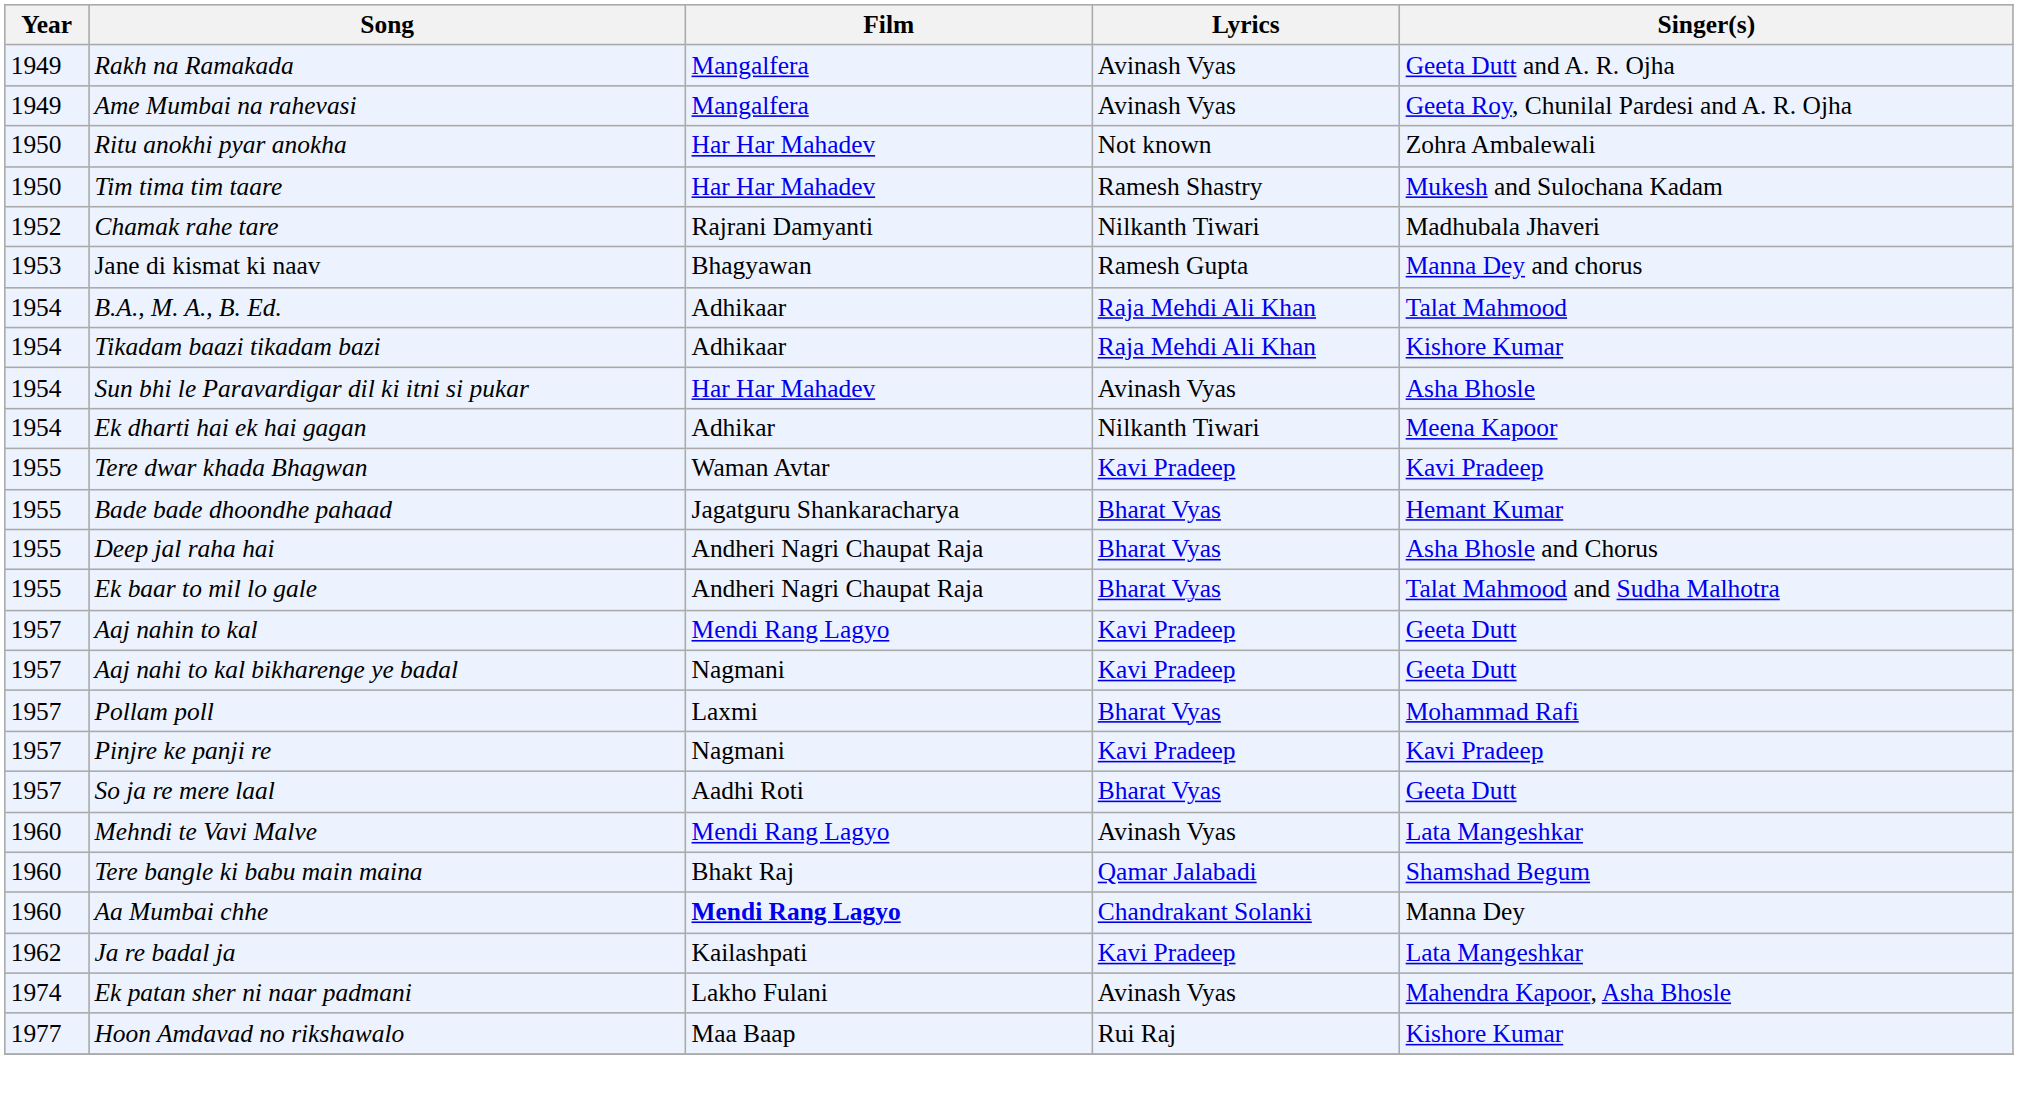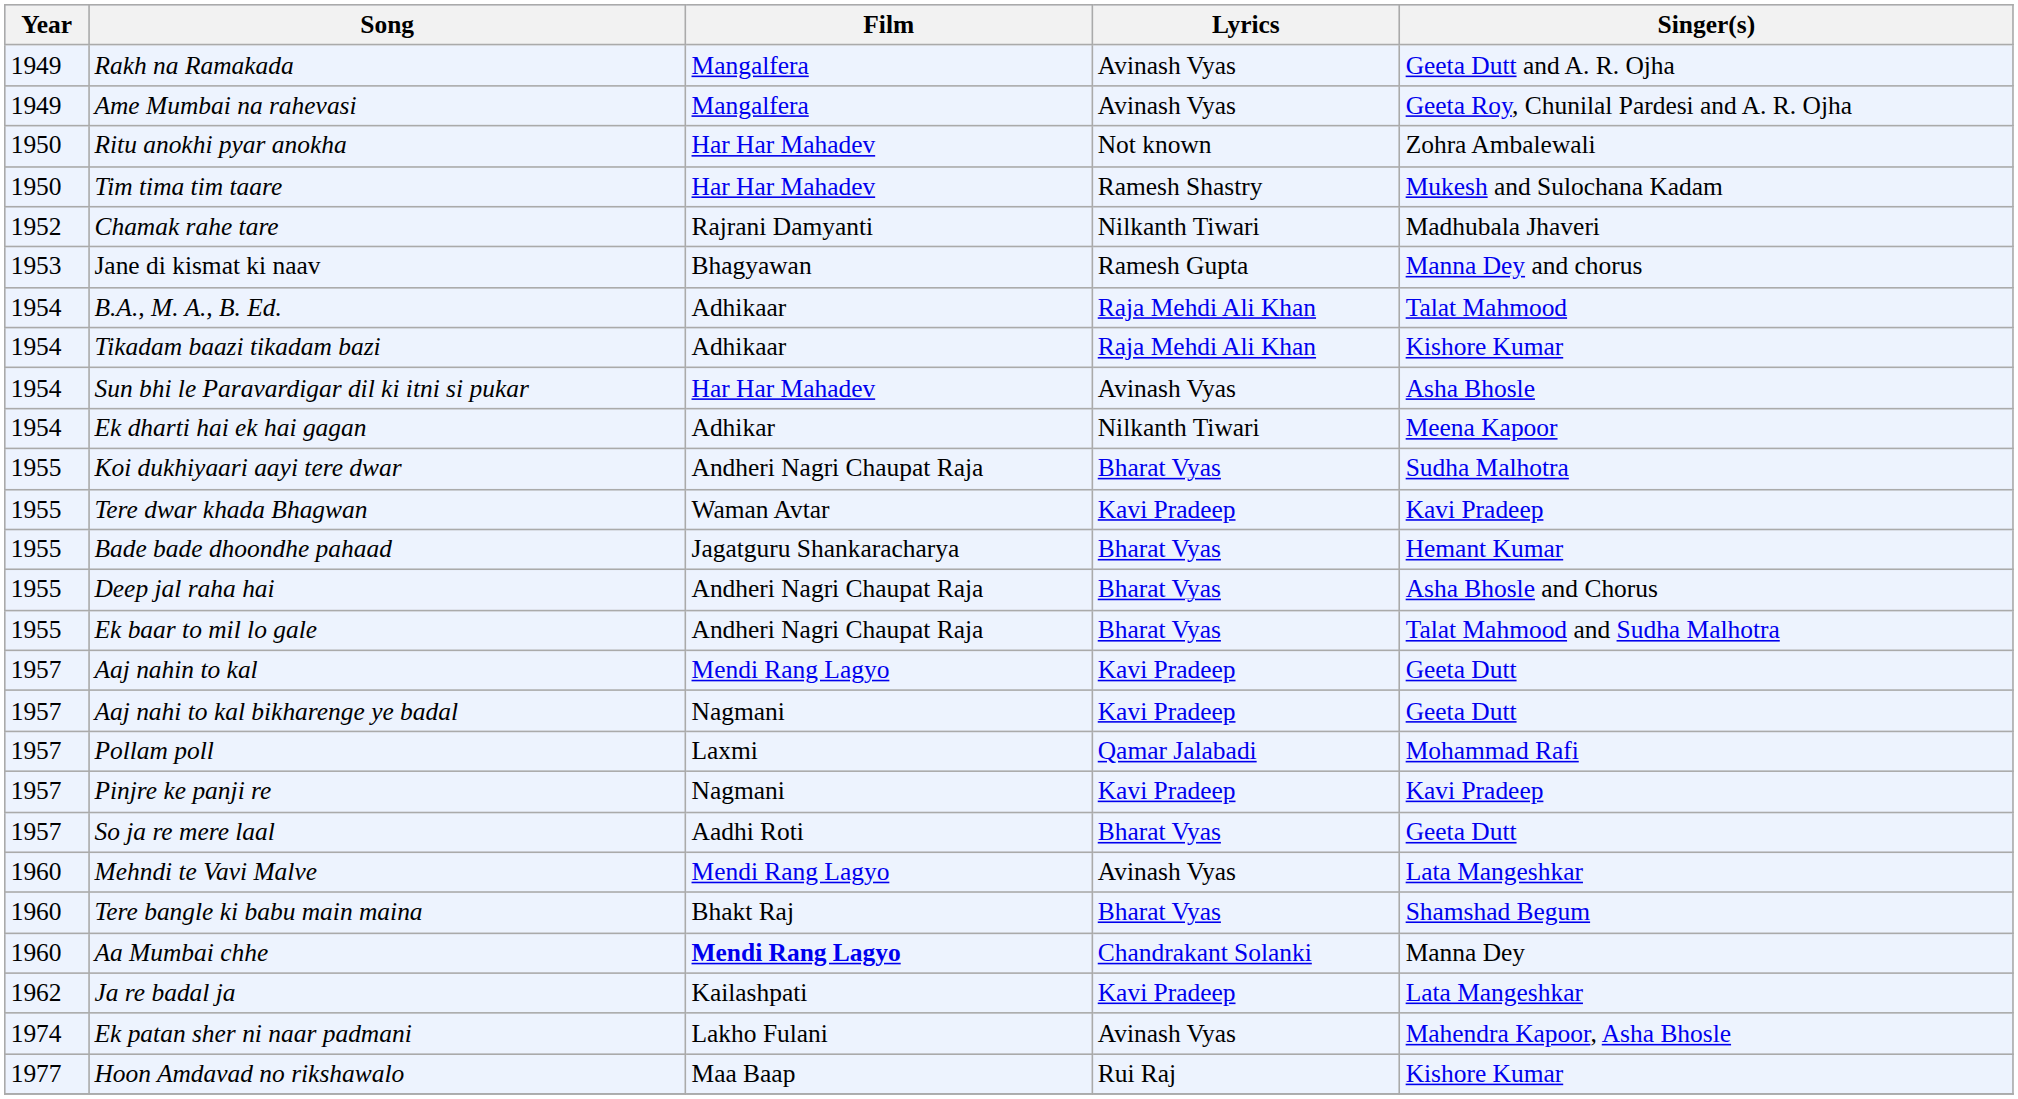+ row: (248, 468)
(1159, 710) Bharat Vyas -> (1177, 750) Qamar Jalabadi
(1177, 871) Qamar Jalabadi -> (1159, 912) Bharat Vyas
